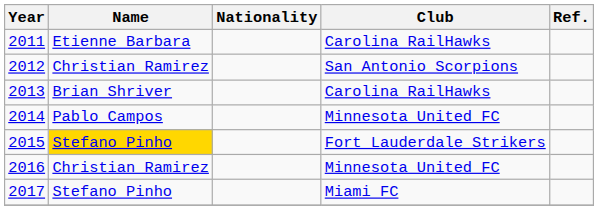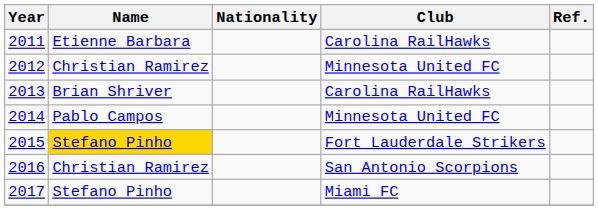(421, 67) San Antonio Scorpions -> (412, 67) Minnesota United FC
(412, 167) Minnesota United FC -> (421, 167) San Antonio Scorpions
